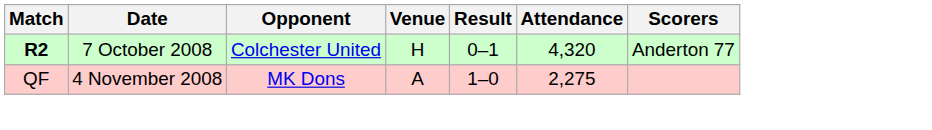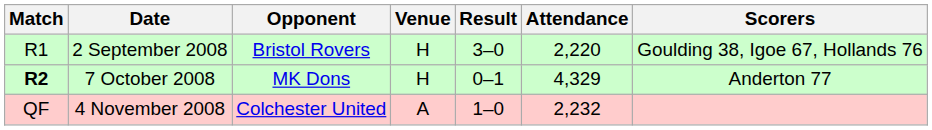+ row: (150, 49)
(306, 49) Colchester United -> (311, 79) MK Dons
(572, 49) 4,320 -> (577, 79) 4,329
(306, 79) MK Dons -> (311, 109) Colchester United
(572, 79) 2,275 -> (577, 109) 2,232
